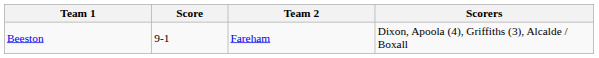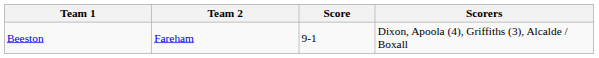columns swapped: (301, 13) <-> (190, 13)
